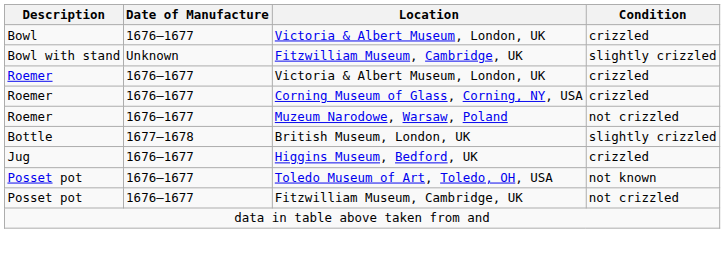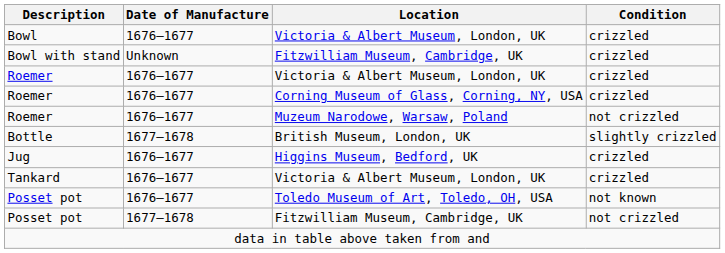(653, 55) slightly crizzled -> (619, 55) crizzled
+ row: (34, 177)
(160, 198) 1676–1677 -> (160, 218) 1677–1678
